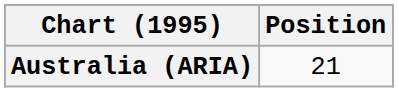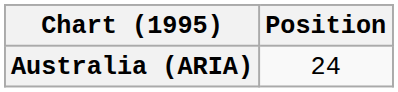(326, 67) 21 -> (326, 67) 24
